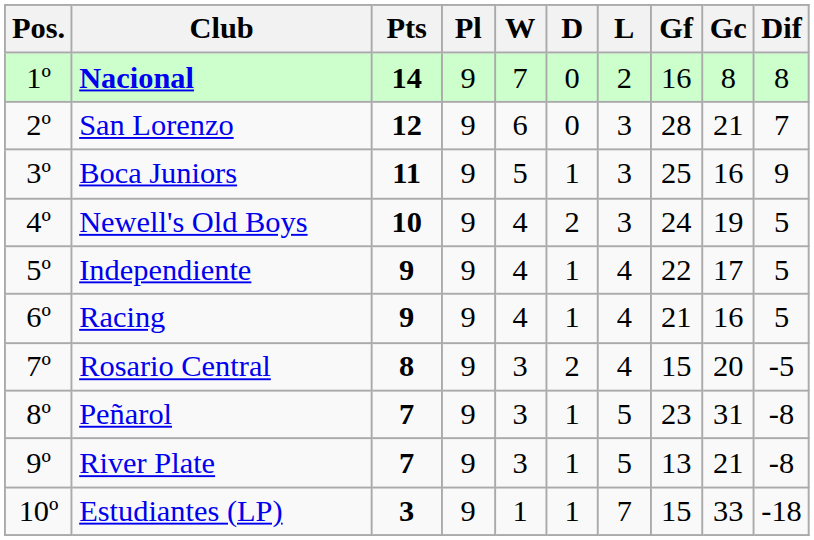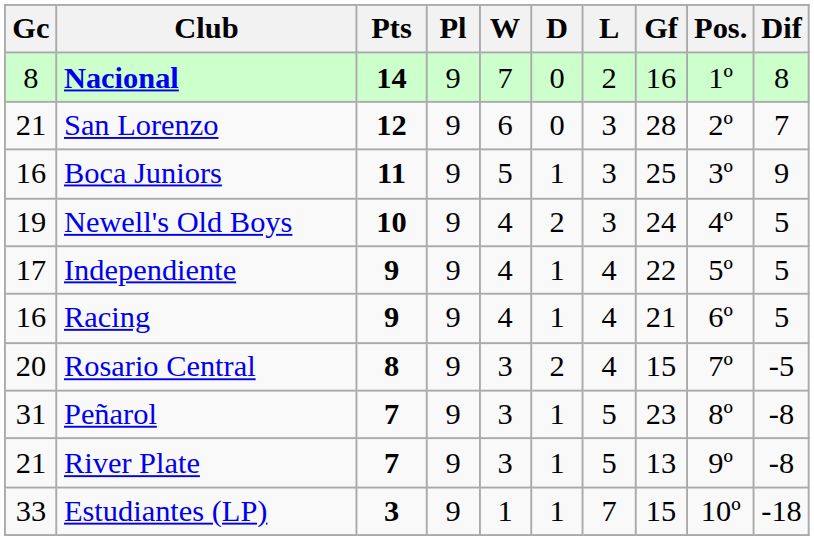columns swapped: (39, 28) <-> (728, 28)
